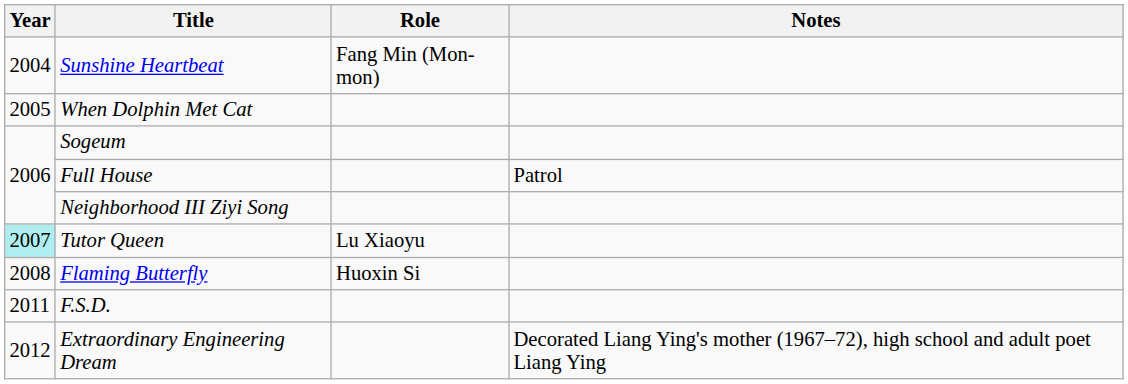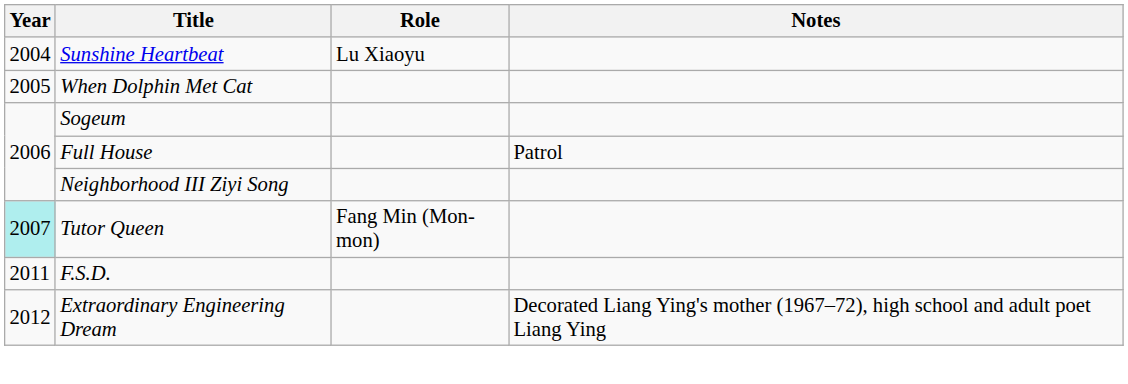(405, 65) Fang Min (Mon-mon) -> (380, 53) Lu Xiaoyu
(380, 240) Lu Xiaoyu -> (405, 228) Fang Min (Mon-mon)
- row: (134, 273)
